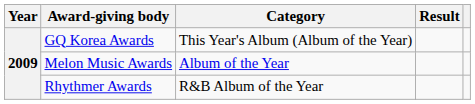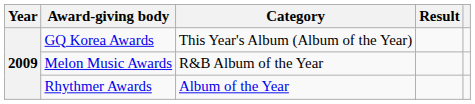(234, 63) Album of the Year -> (251, 63) R&B Album of the Year
(251, 87) R&B Album of the Year -> (234, 87) Album of the Year
